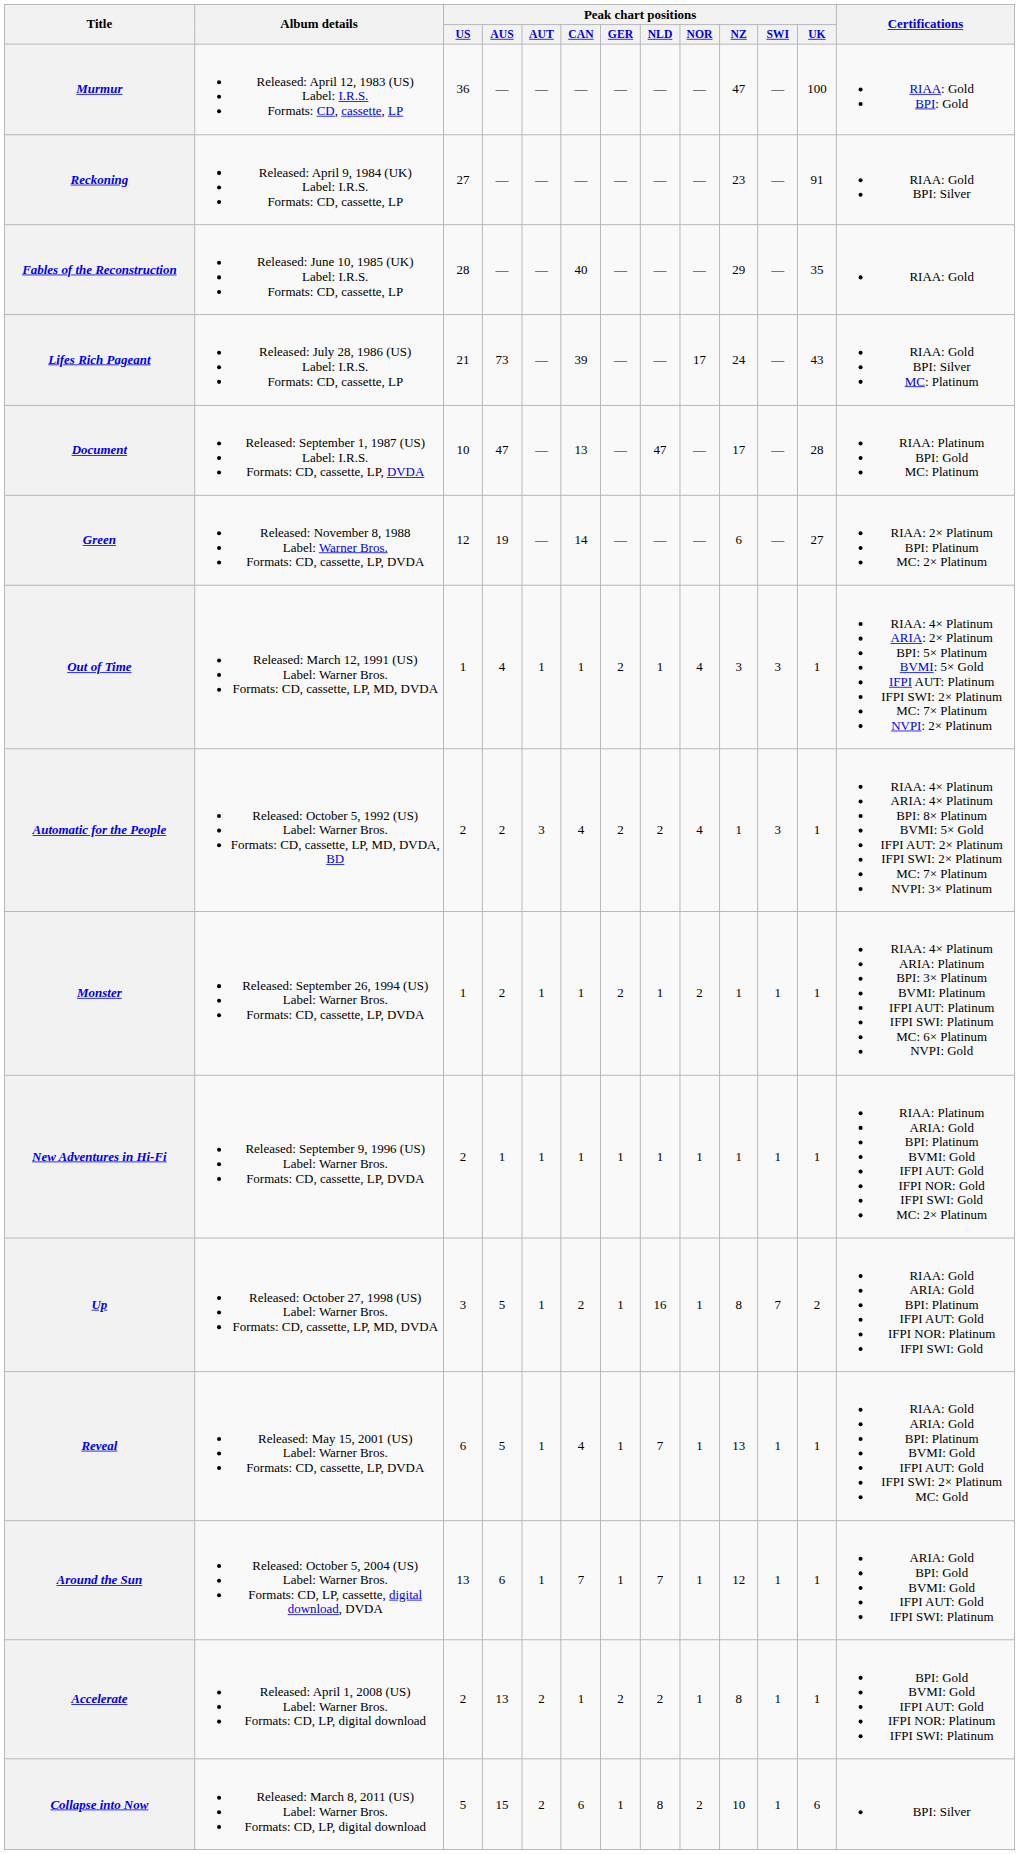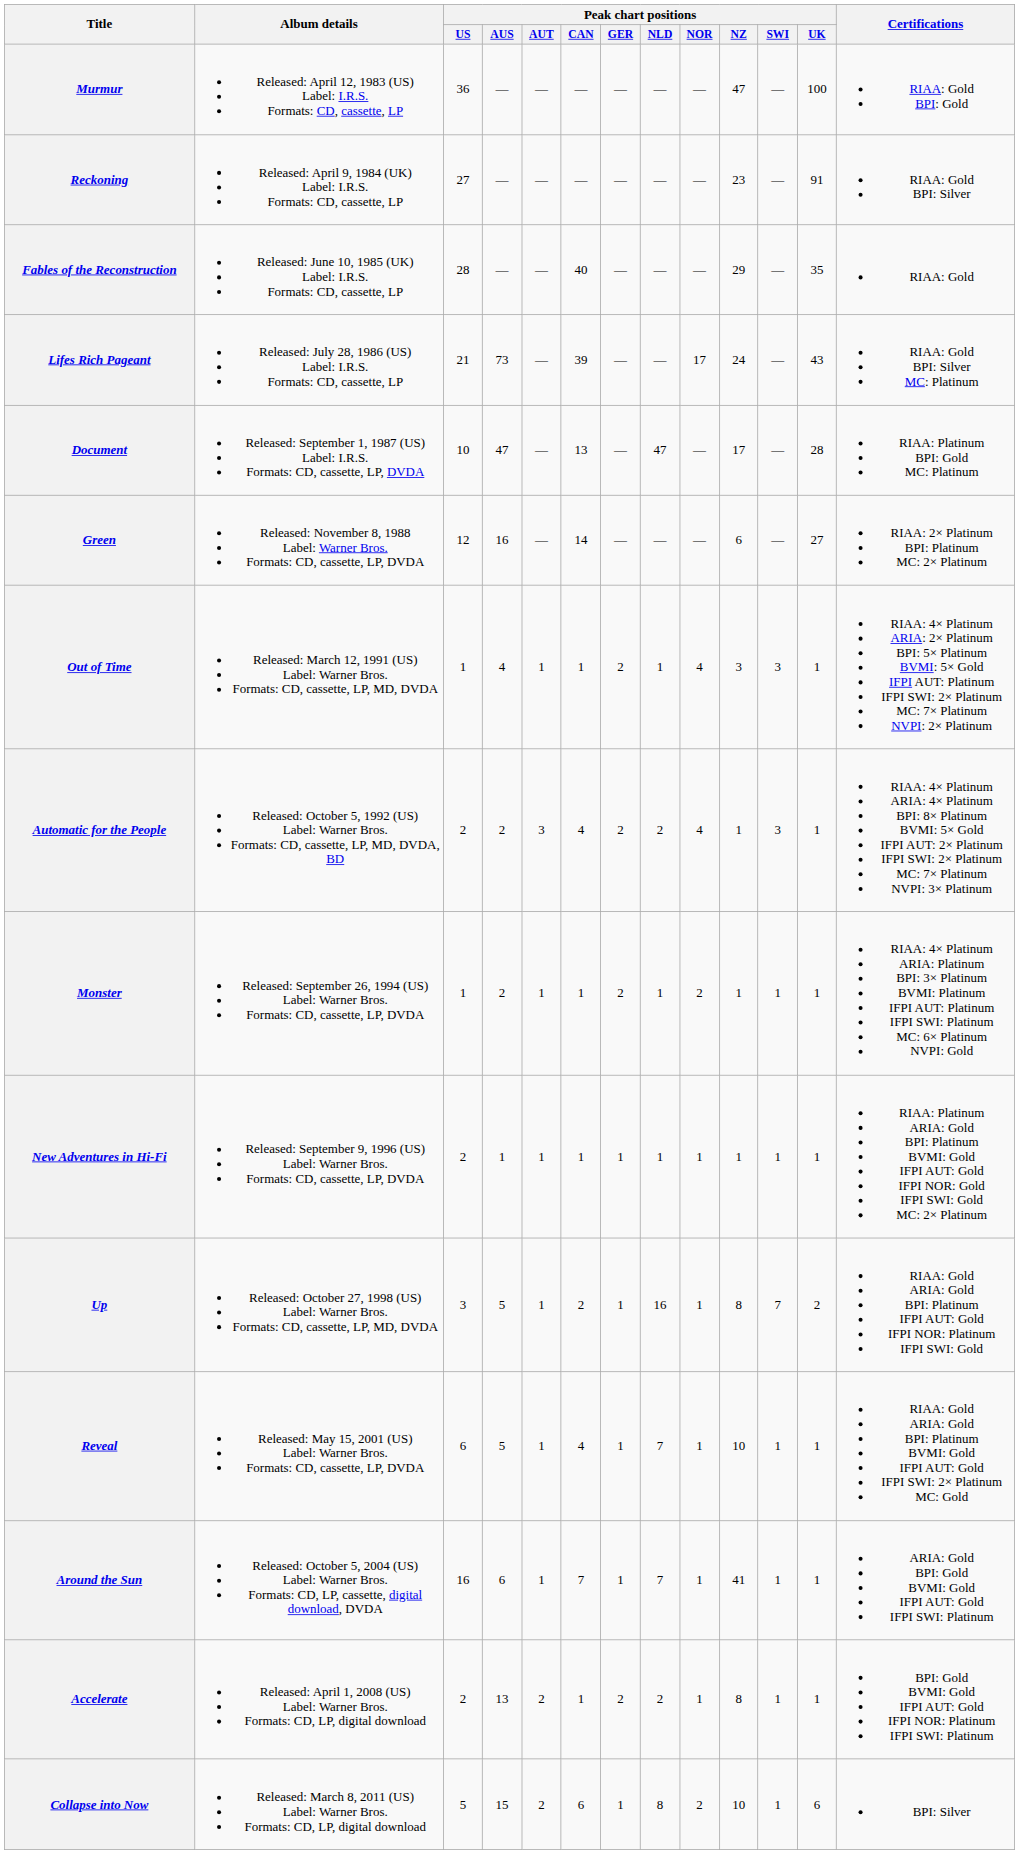(502, 540) 19 -> (502, 540) 16
(739, 1446) 13 -> (739, 1446) 10
(463, 1580) 13 -> (463, 1580) 16
(739, 1580) 12 -> (739, 1580) 41
